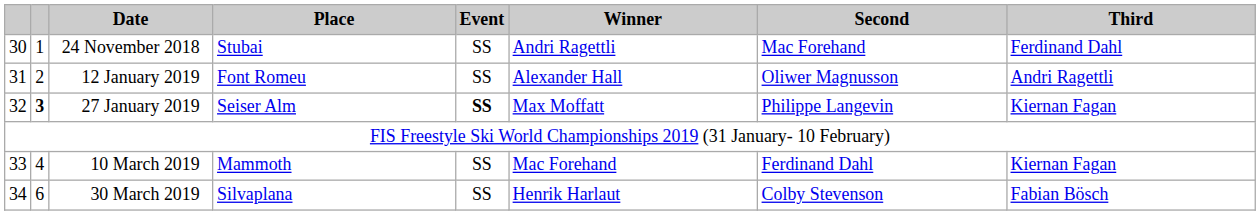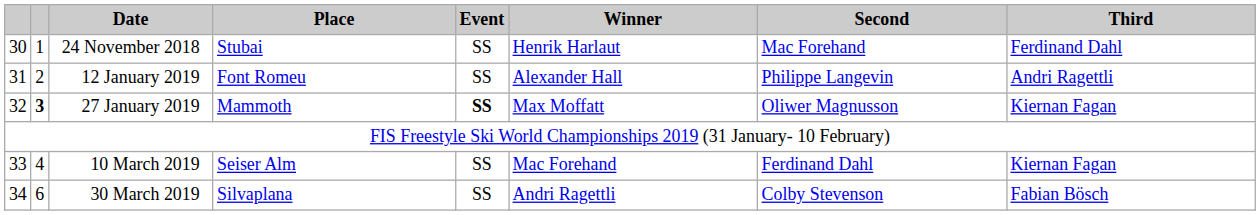(564, 48) Andri Ragettli -> (566, 48) Henrik Harlaut
(830, 77) Oliwer Magnusson -> (827, 77) Philippe Langevin
(257, 106) Seiser Alm -> (254, 106) Mammoth
(827, 106) Philippe Langevin -> (830, 106) Oliwer Magnusson
(254, 165) Mammoth -> (257, 165) Seiser Alm
(566, 194) Henrik Harlaut -> (564, 194) Andri Ragettli
